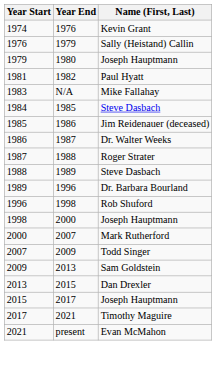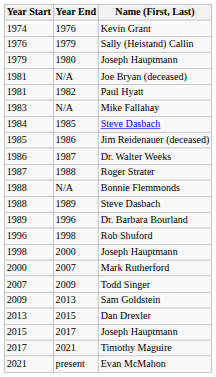+ row: (17, 76)
+ row: (17, 188)
